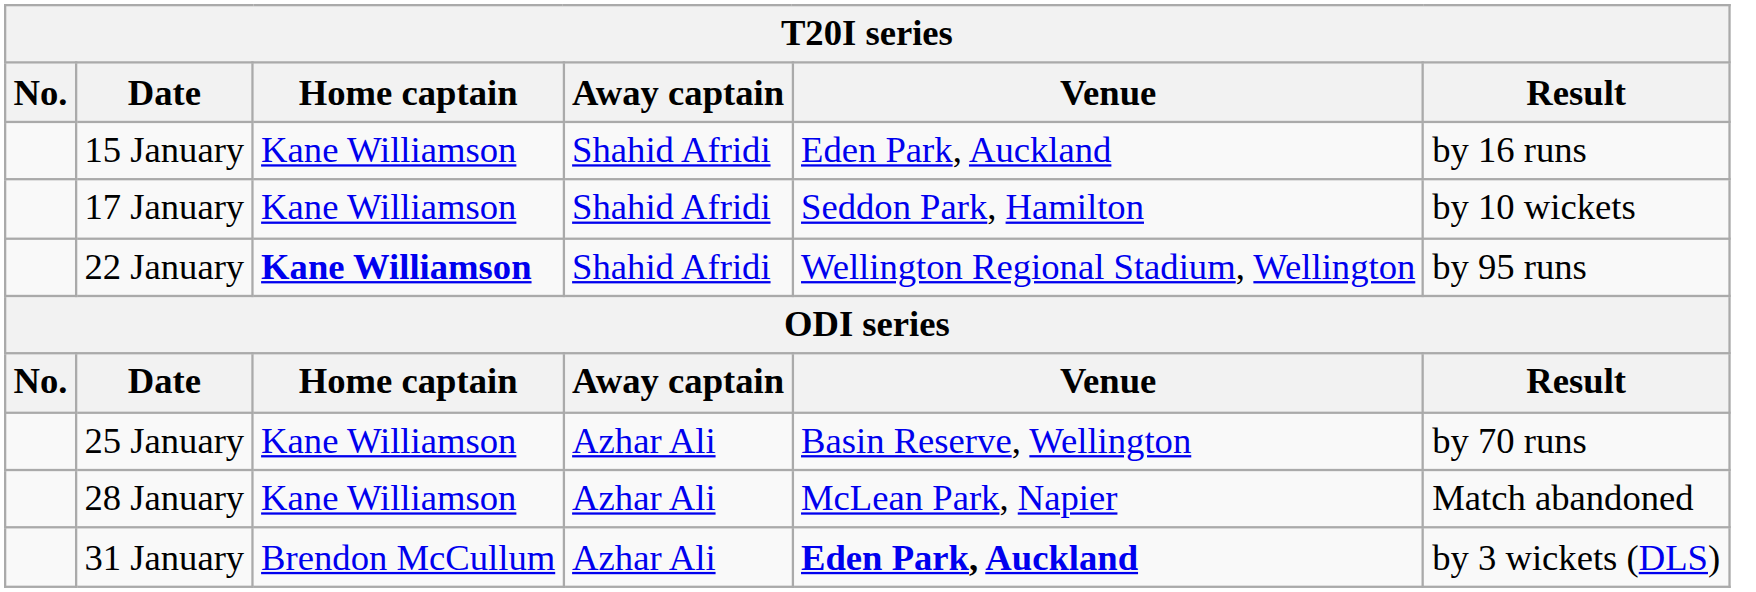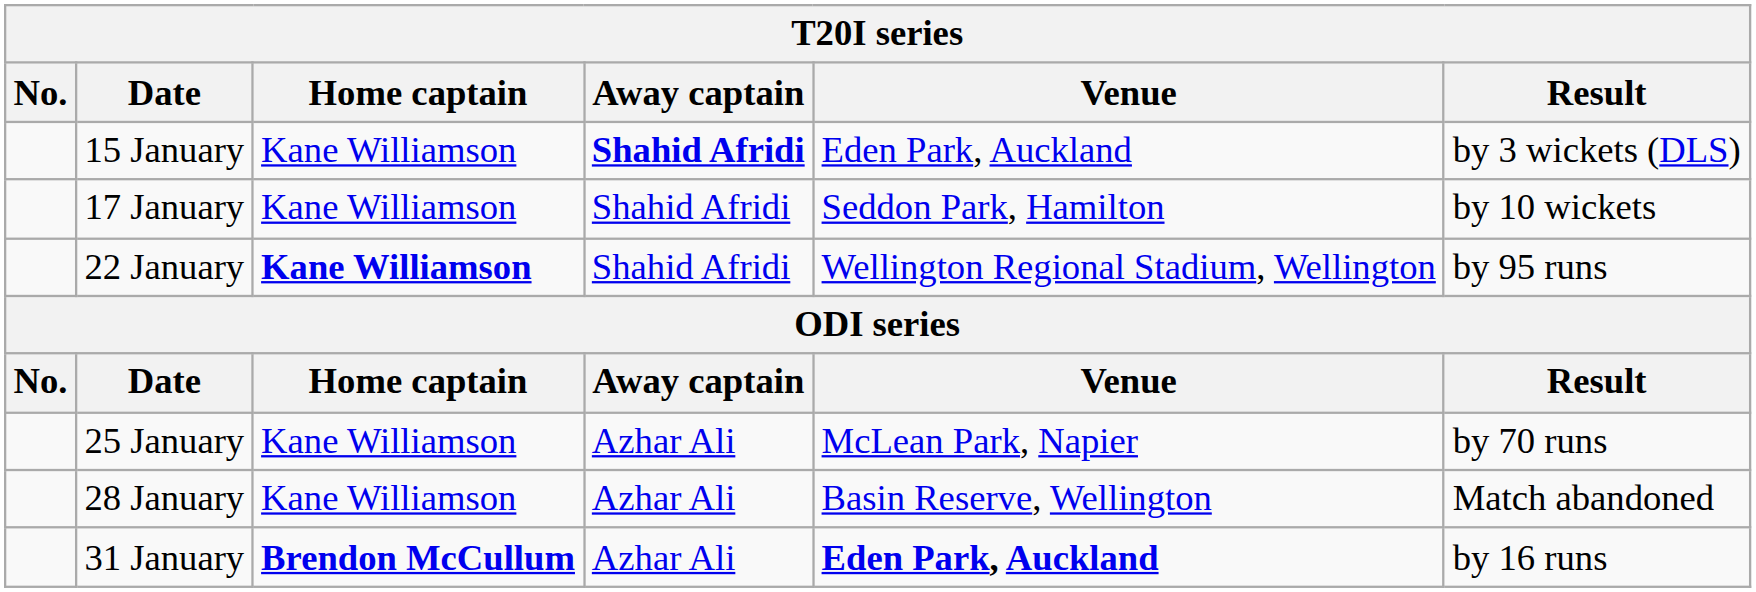(671, 149) normal -> (698, 149) bold
(1510, 149) by 16 runs -> (1597, 149) by 3 wickets (DLS)
(996, 440) Basin Reserve, Wellington -> (980, 440) McLean Park, Napier
(959, 498) McLean Park, Napier -> (1017, 498) Basin Reserve, Wellington
(408, 556) normal -> (418, 556) bold
(1576, 556) by 3 wickets (DLS) -> (1530, 556) by 16 runs
